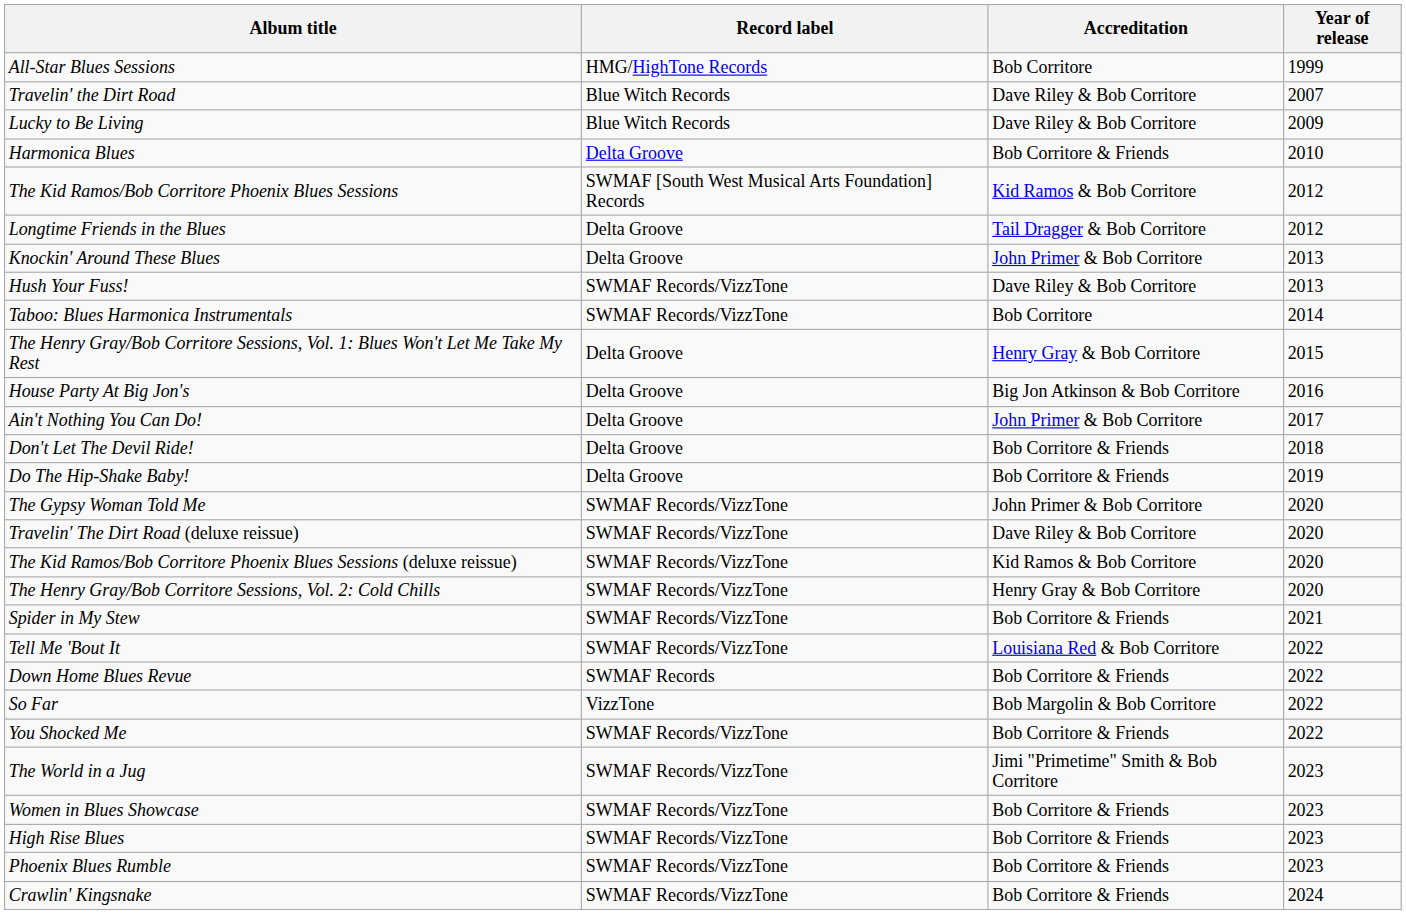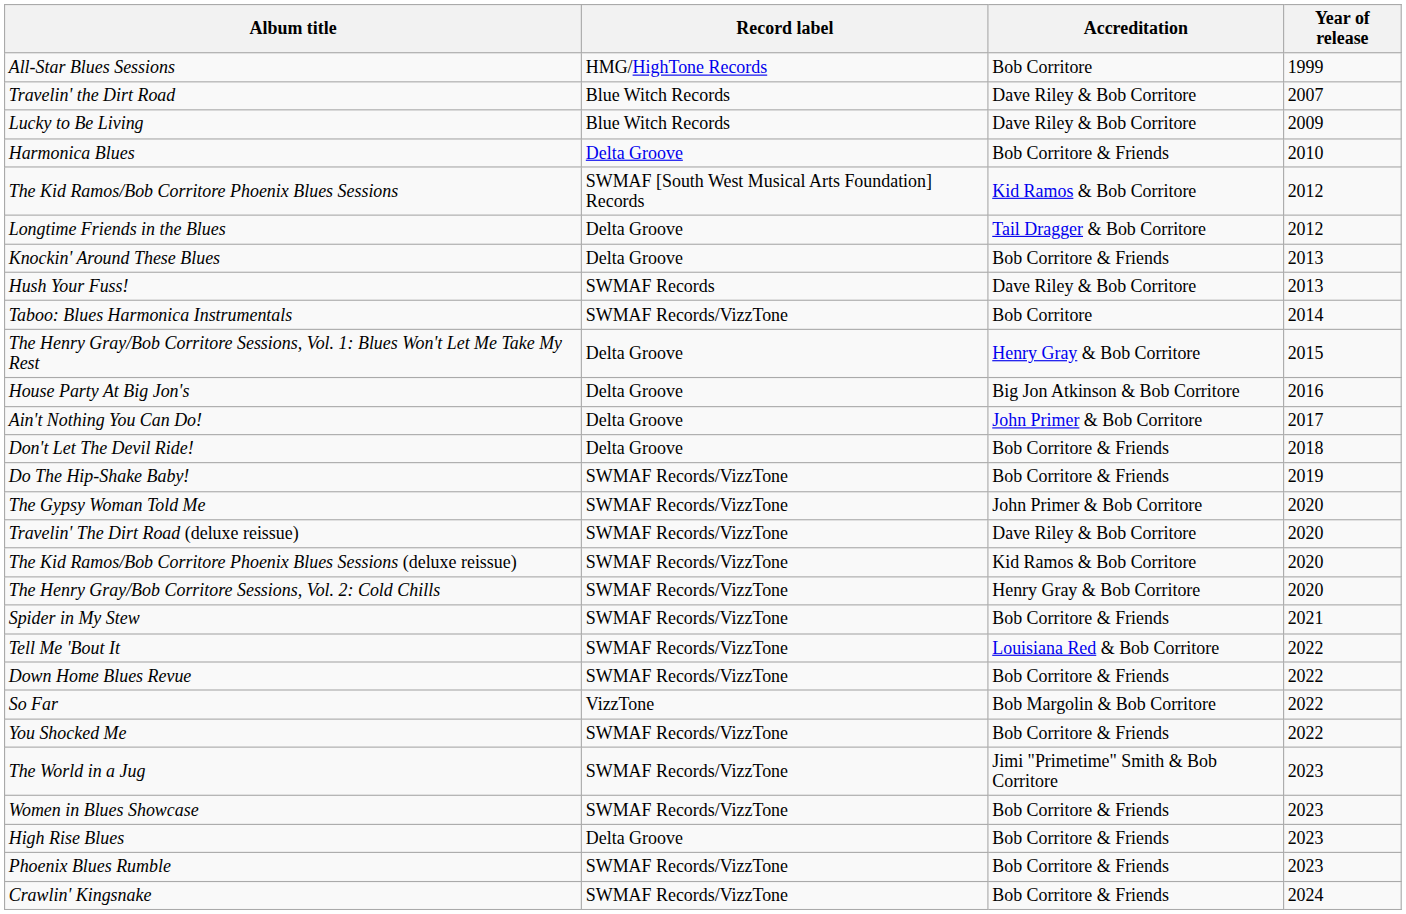(1097, 257) John Primer & Bob Corritore -> (1081, 257) Bob Corritore & Friends
(687, 286) SWMAF Records/VizzTone -> (650, 286) SWMAF Records
(634, 477) Delta Groove -> (687, 477) SWMAF Records/VizzTone
(650, 676) SWMAF Records -> (687, 676) SWMAF Records/VizzTone
(687, 838) SWMAF Records/VizzTone -> (634, 838) Delta Groove
